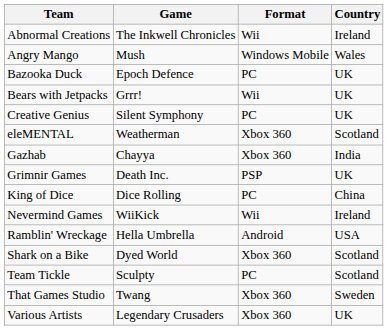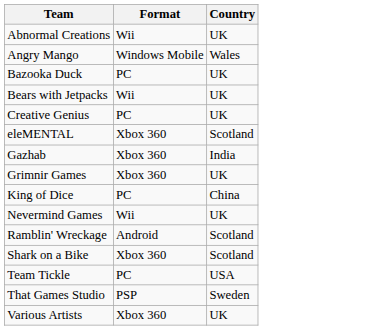- column: (176, 14)
(353, 34) Ireland -> (219, 34) UK
(252, 174) PSP -> (141, 174) Xbox 360
(353, 214) Ireland -> (219, 214) UK
(347, 235) USA -> (232, 235) Scotland
(357, 275) Scotland -> (222, 275) USA
(266, 295) Xbox 360 -> (127, 295) PSP
